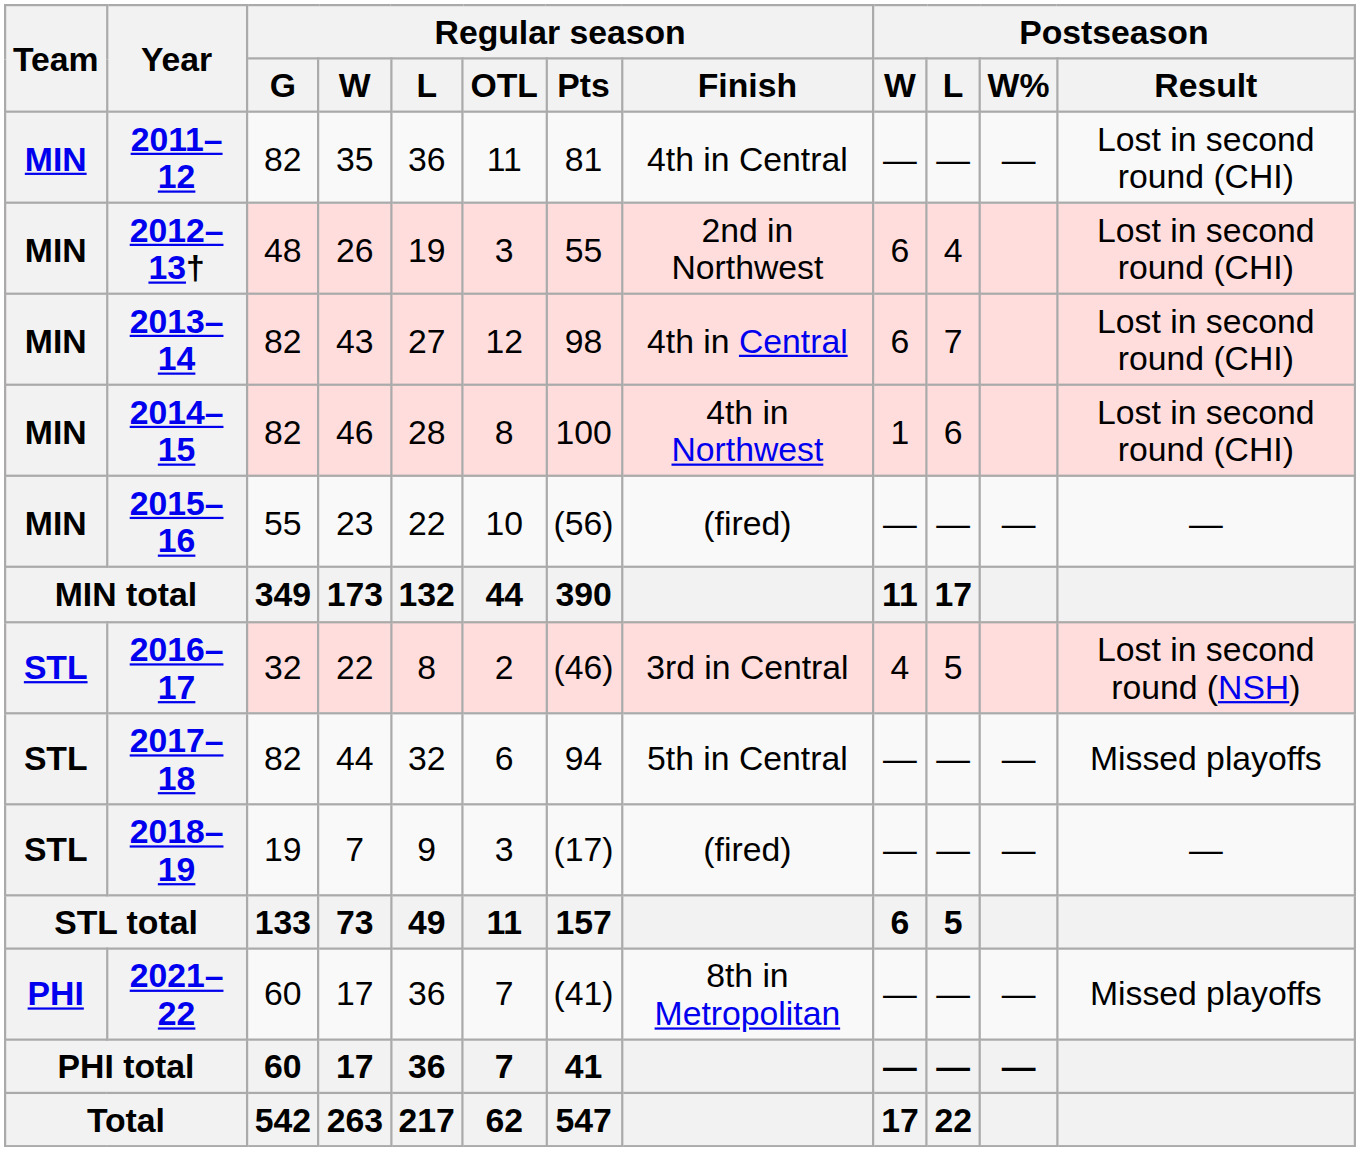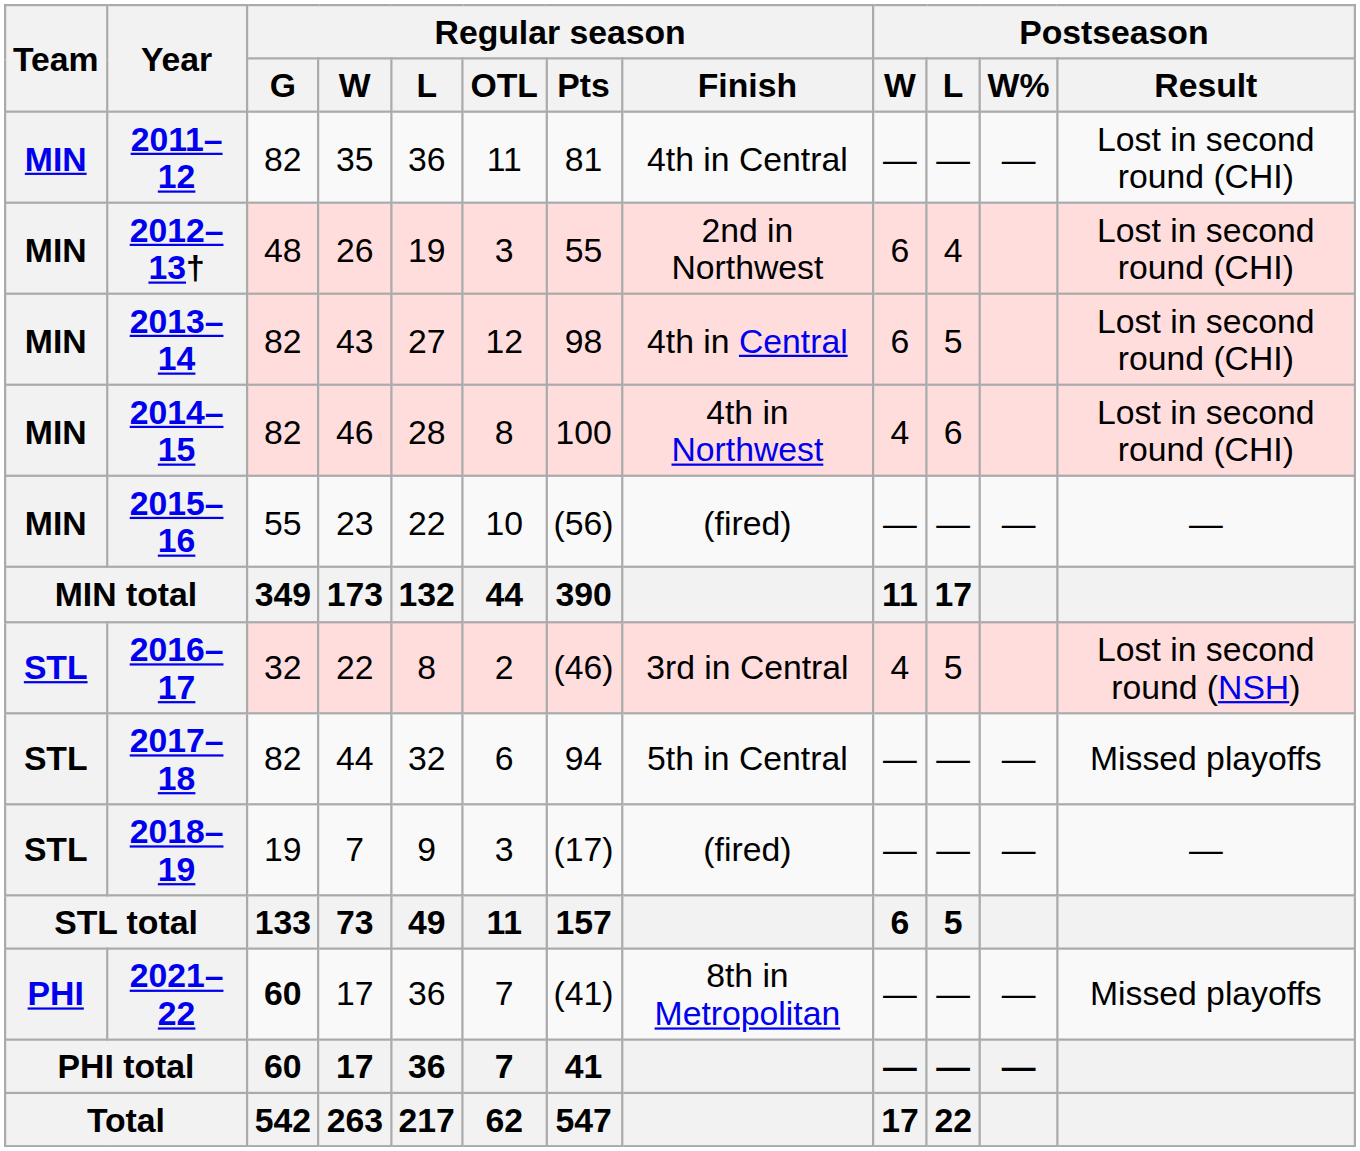(953, 340) 7 -> (953, 340) 5
(900, 431) 1 -> (900, 431) 4
(283, 994) normal -> (283, 994) bold
